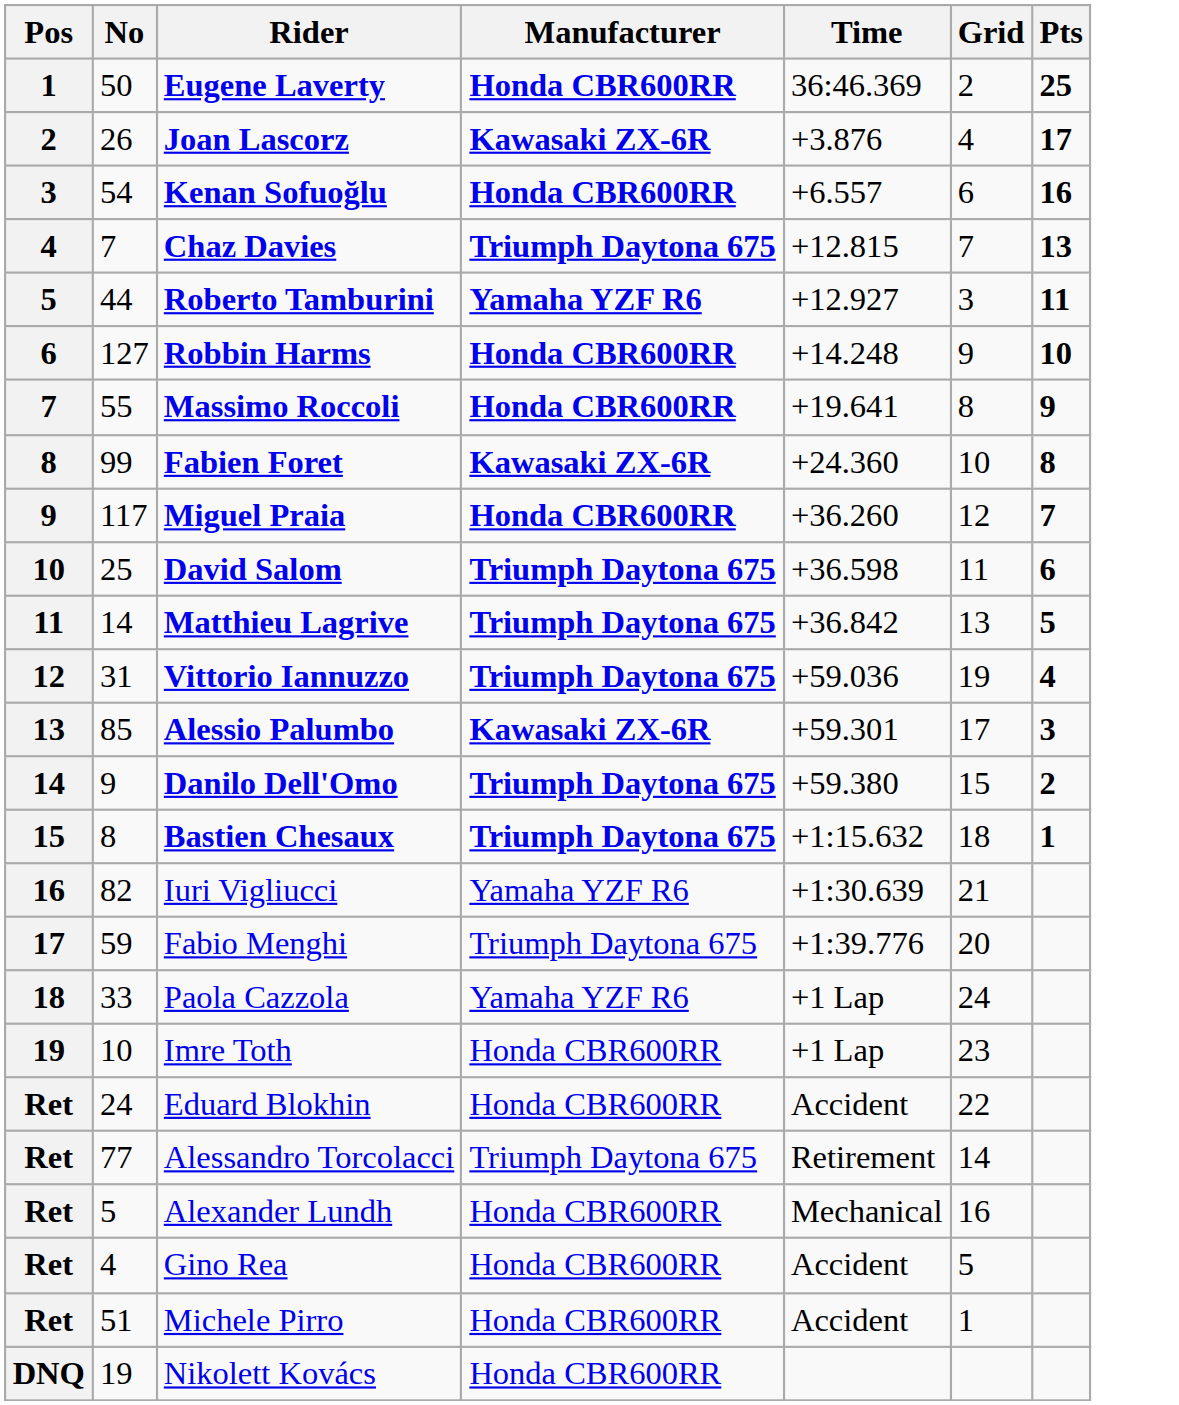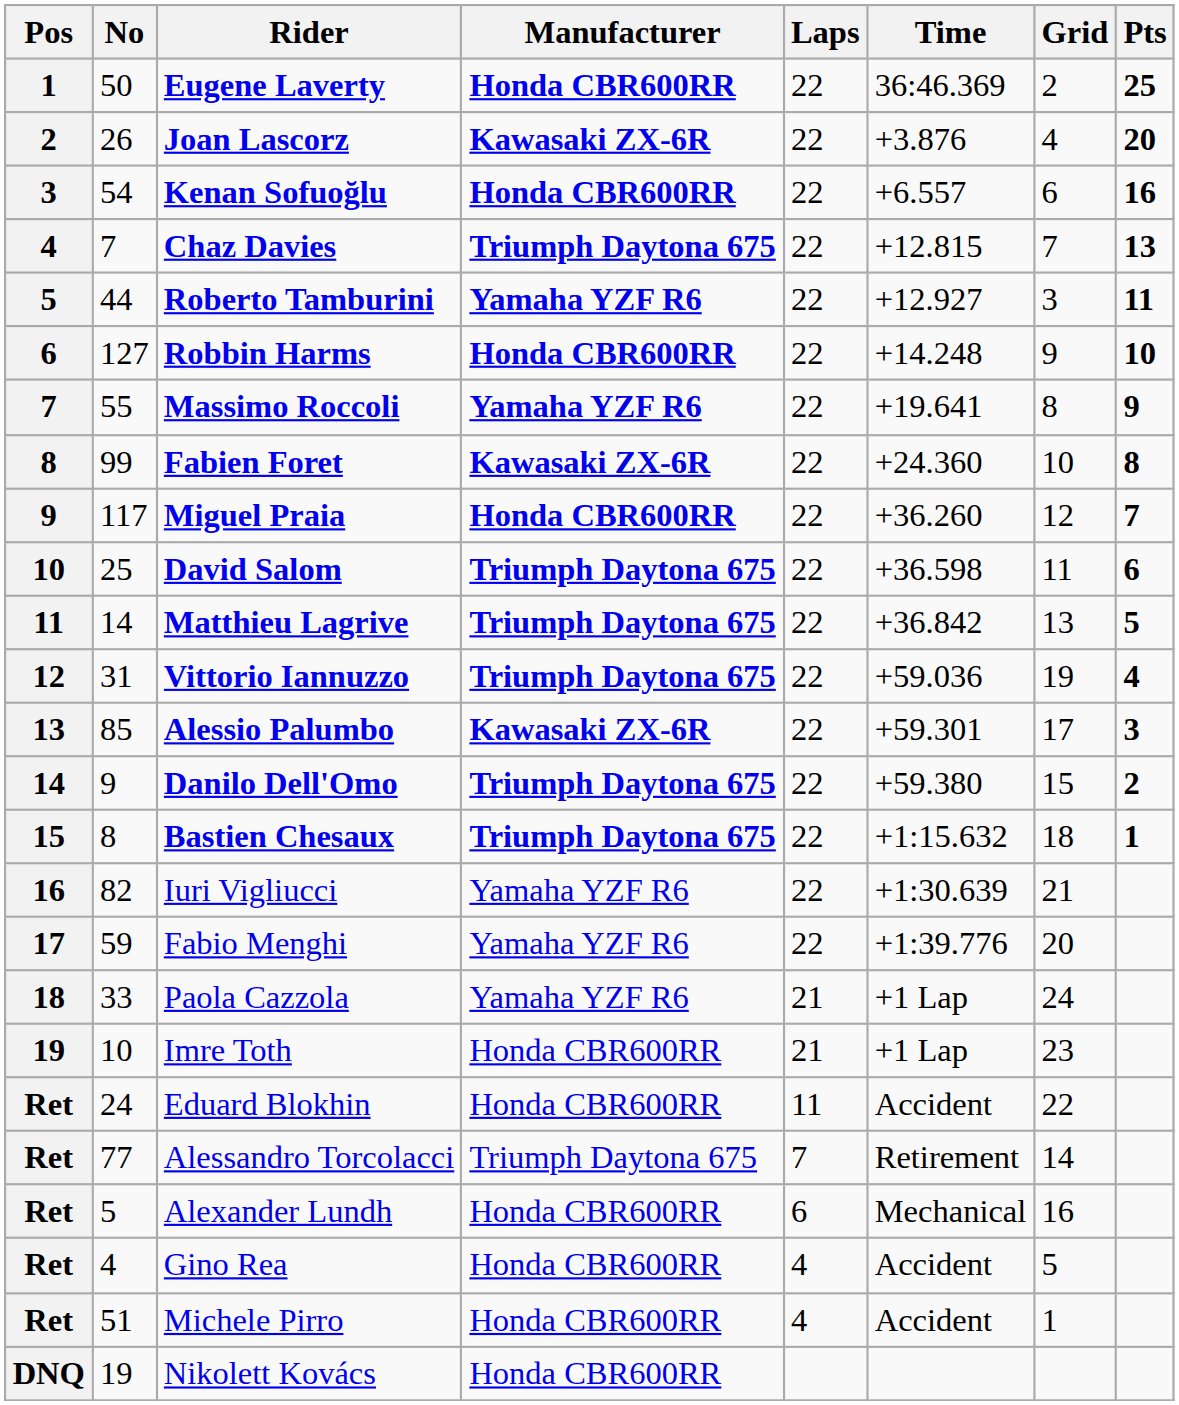+ column: (825, 31)
(1056, 138) 17 -> (1140, 138) 20
(603, 406) Honda CBR600RR -> (586, 406) Yamaha YZF R6
(613, 943) Triumph Daytona 675 -> (579, 943) Yamaha YZF R6
